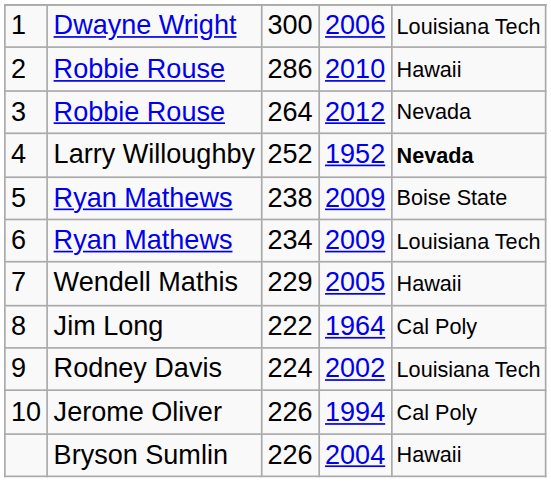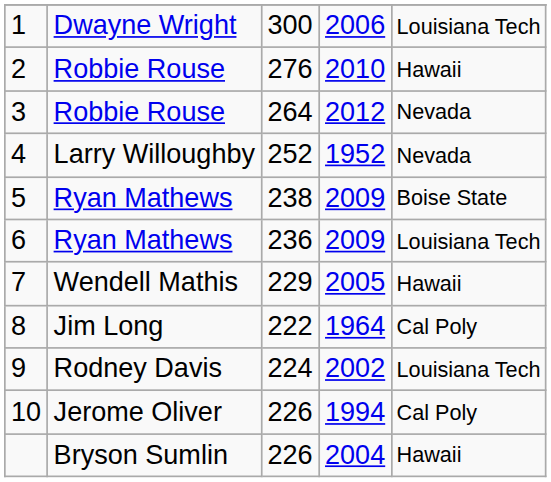(290, 68) 286 -> (290, 68) 276
(435, 155) bold -> (434, 155) normal
(290, 240) 234 -> (290, 240) 236
